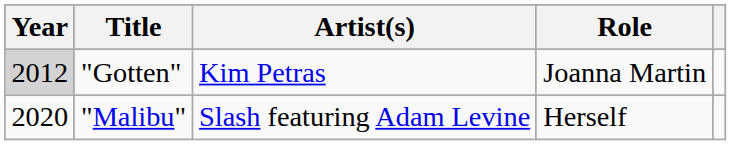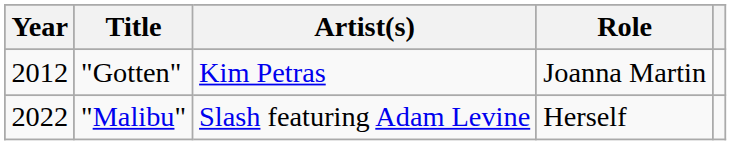(40, 71) lightgrey background -> (40, 71) no background
(40, 116) 2020 -> (40, 116) 2022
